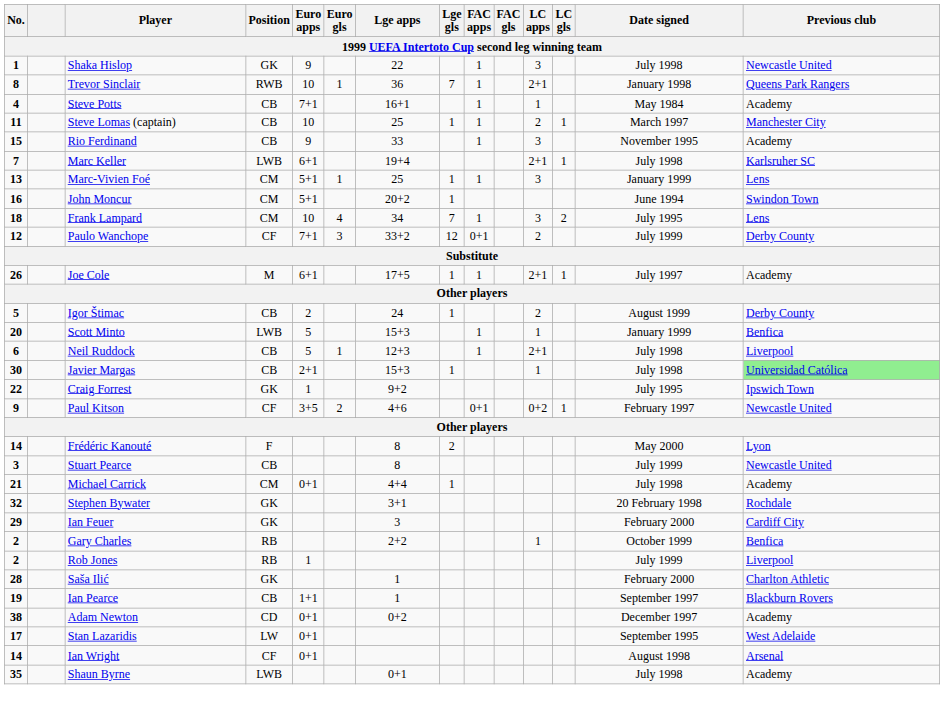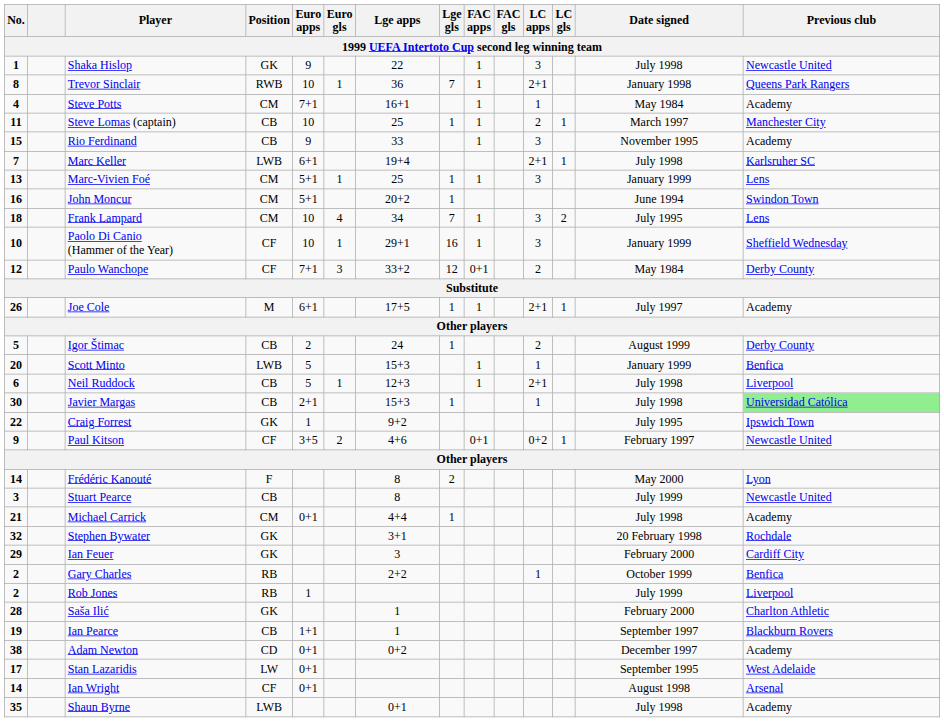(269, 103) CB -> (269, 103) CM
+ row: (120, 243)
(659, 236) July 1999 -> (659, 269) May 1984
